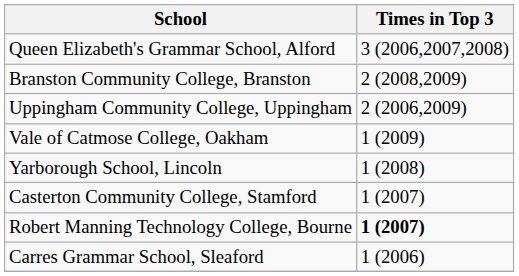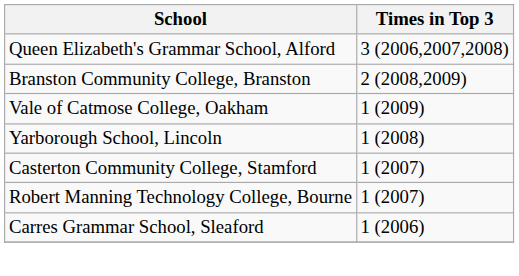- row: (180, 108)
(393, 227) bold -> (393, 197) normal
